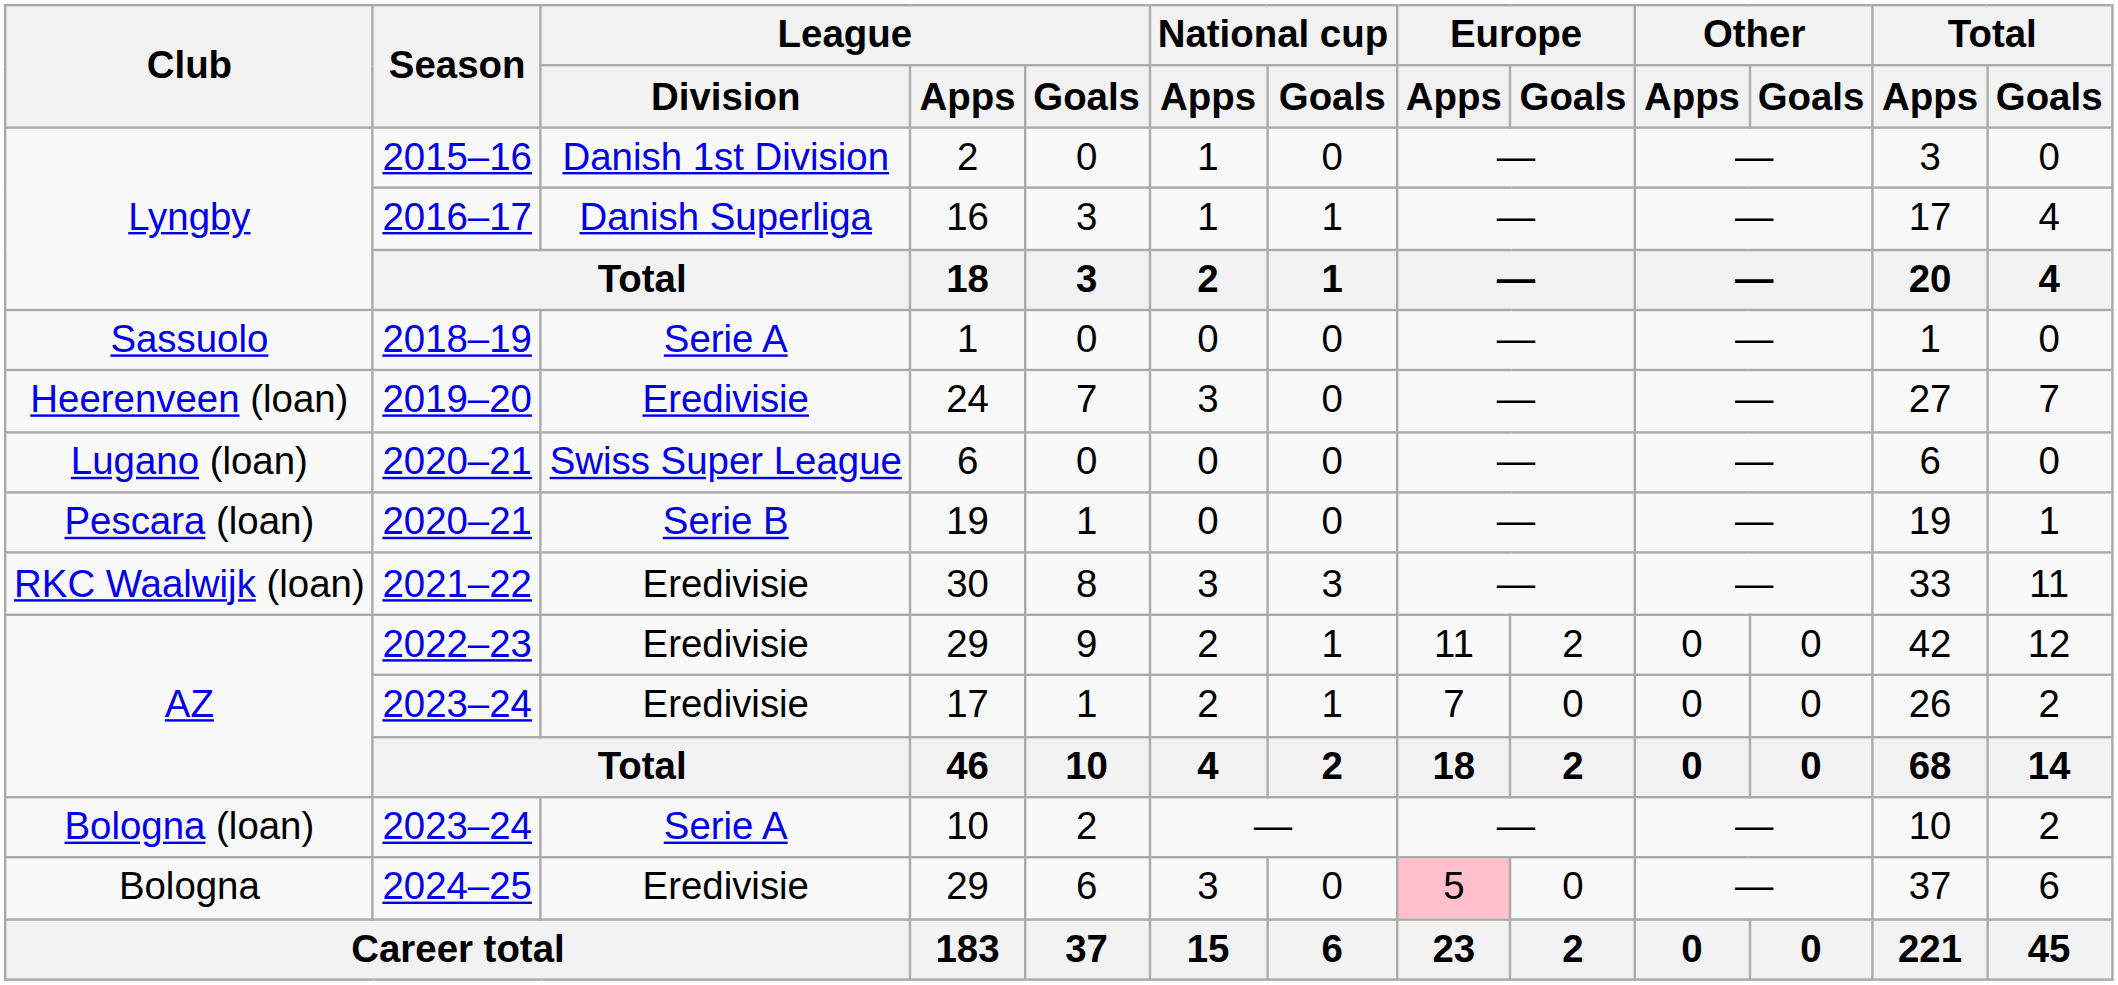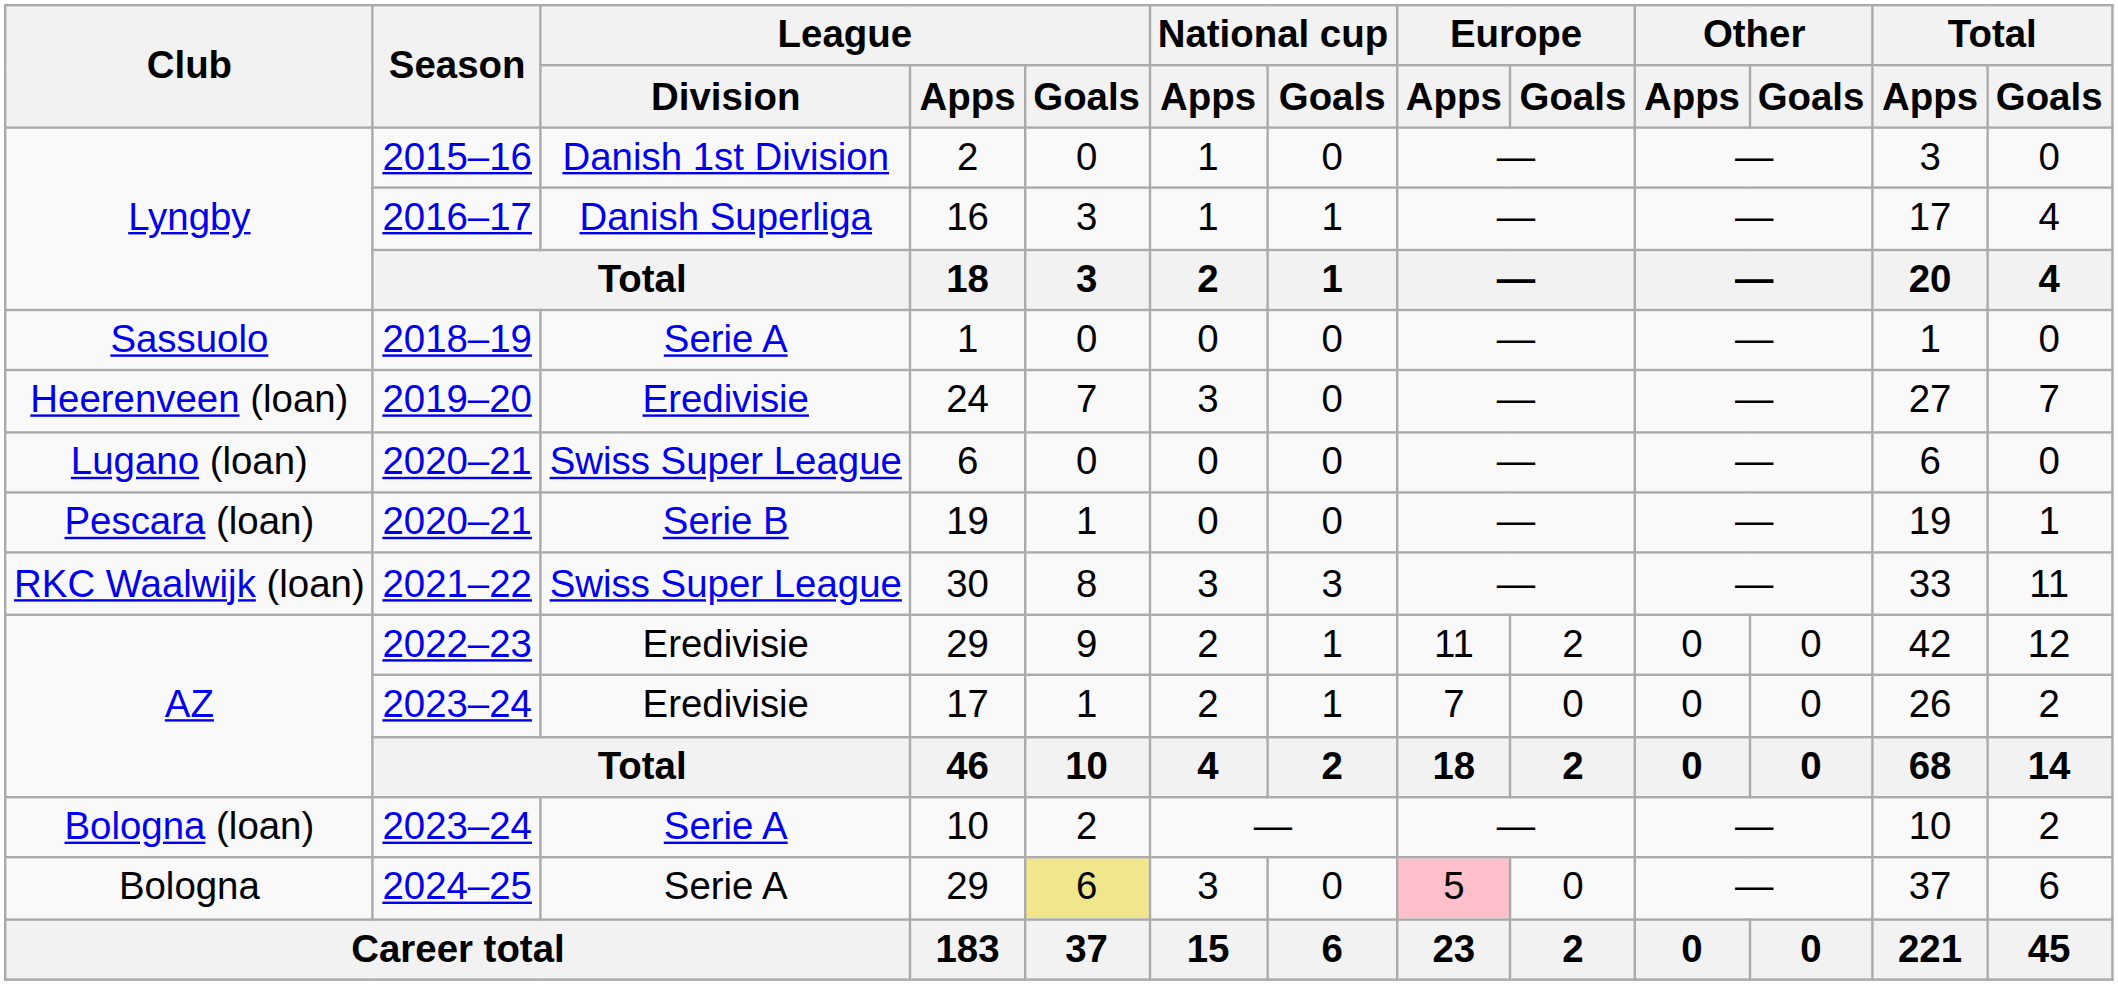(726, 583) Eredivisie -> (726, 583) Swiss Super League
(726, 887) Eredivisie -> (726, 887) Serie A
(1087, 887) no background -> (1087, 887) khaki background
